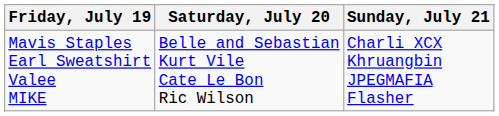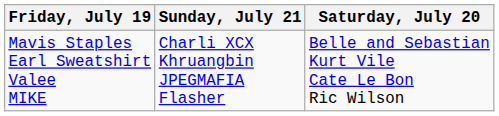columns swapped: (249, 18) <-> (418, 18)
